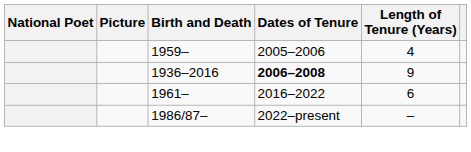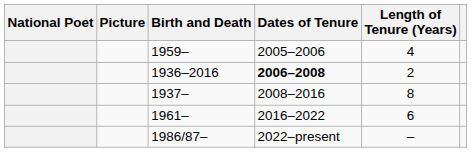(411, 72) 9 -> (411, 72) 2
+ row: (170, 94)
